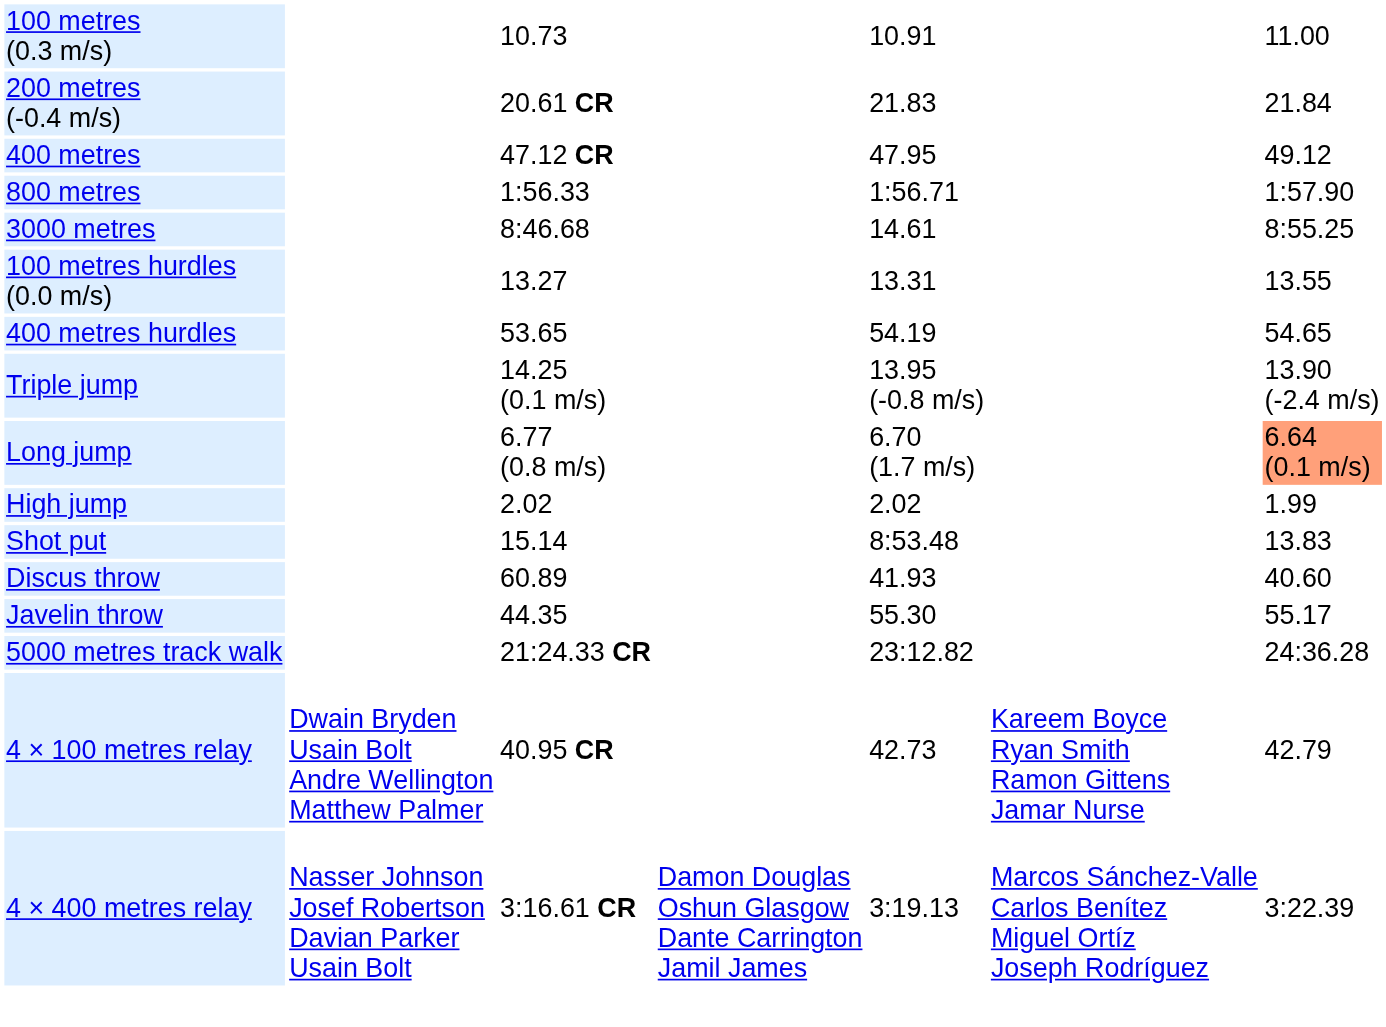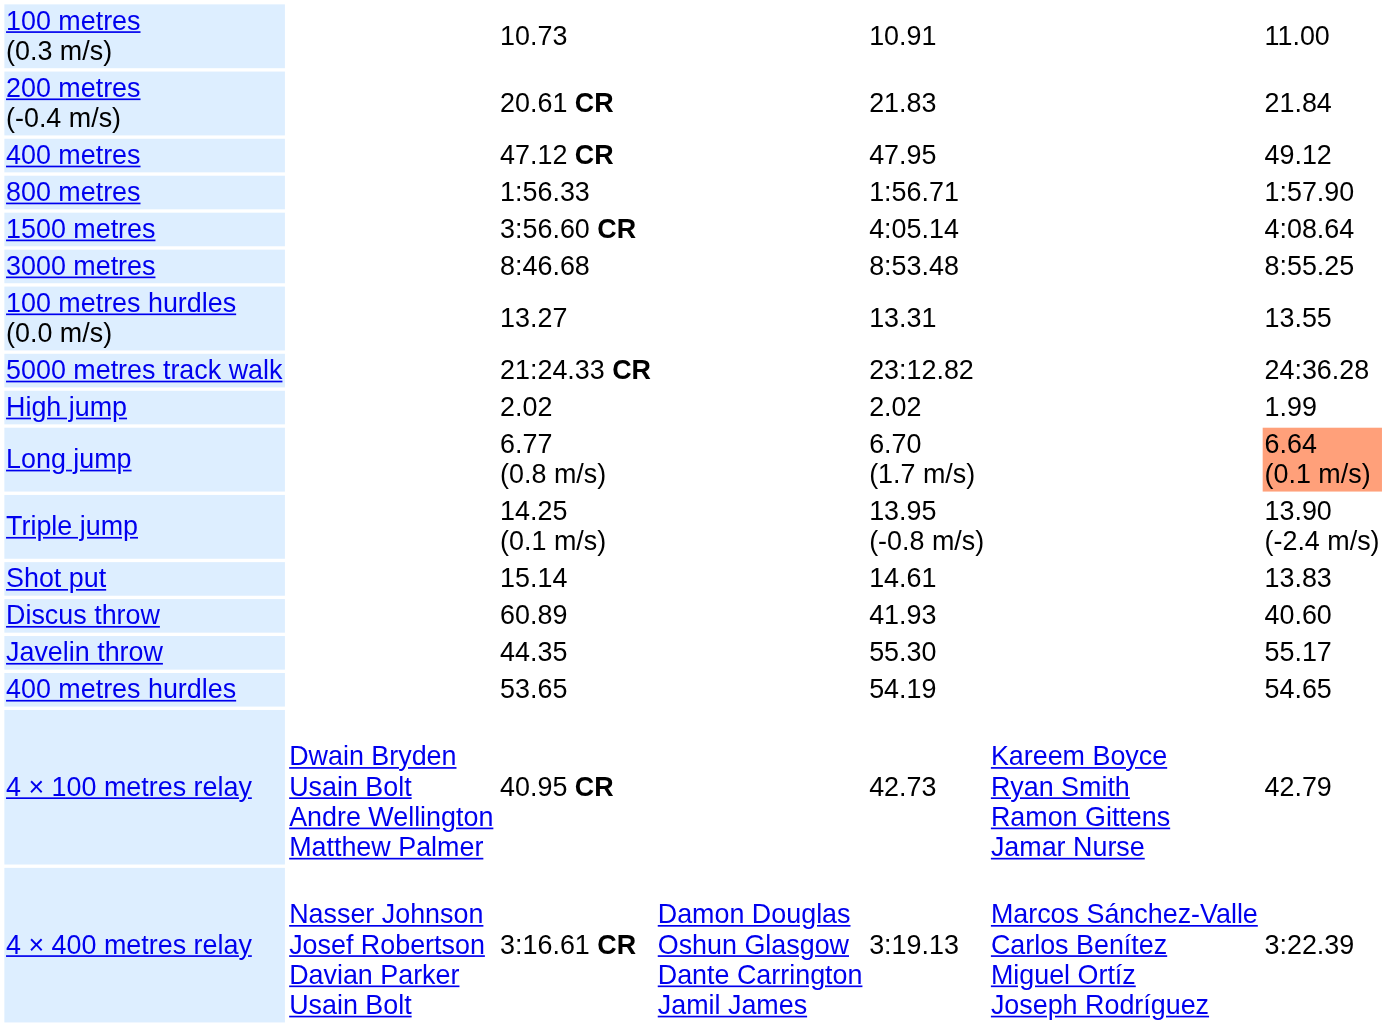+ row: (81, 229)
(903, 229) 14.61 -> (914, 266) 8:53.48
rows swapped: (121, 333) <-> (144, 652)
rows swapped: (67, 504) <-> (72, 385)
(914, 541) 8:53.48 -> (903, 578) 14.61
